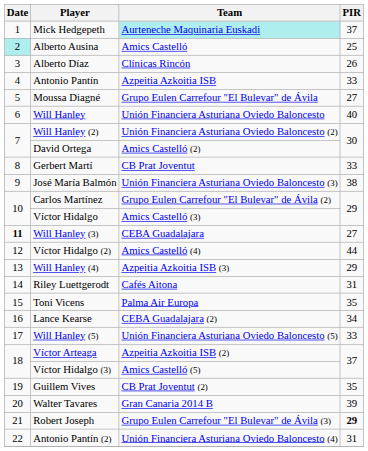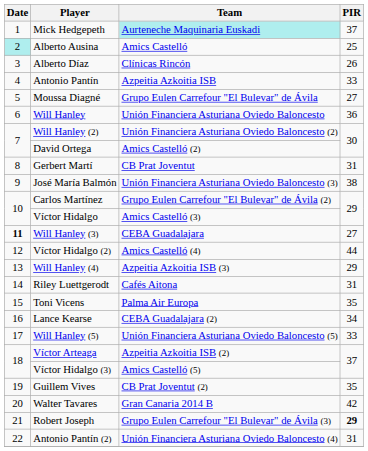(352, 115) 40 -> (352, 115) 36
(352, 166) 33 -> (352, 166) 31
(352, 404) 39 -> (352, 404) 42
